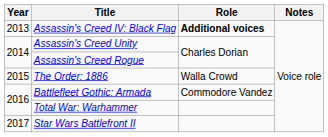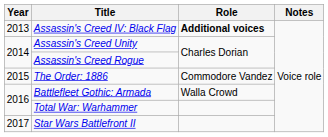(209, 76) Walla Crowd -> (227, 76) Commodore Vandez
(227, 92) Commodore Vandez -> (209, 92) Walla Crowd
